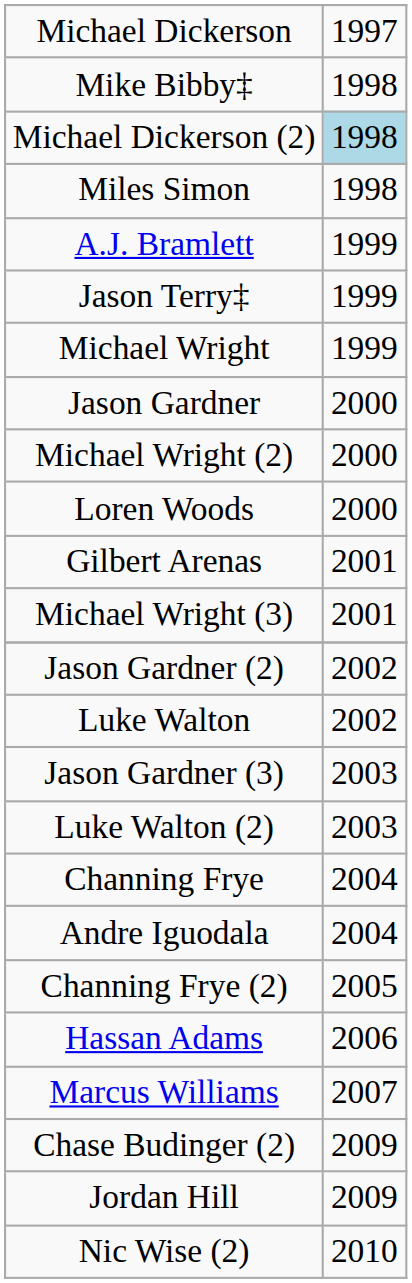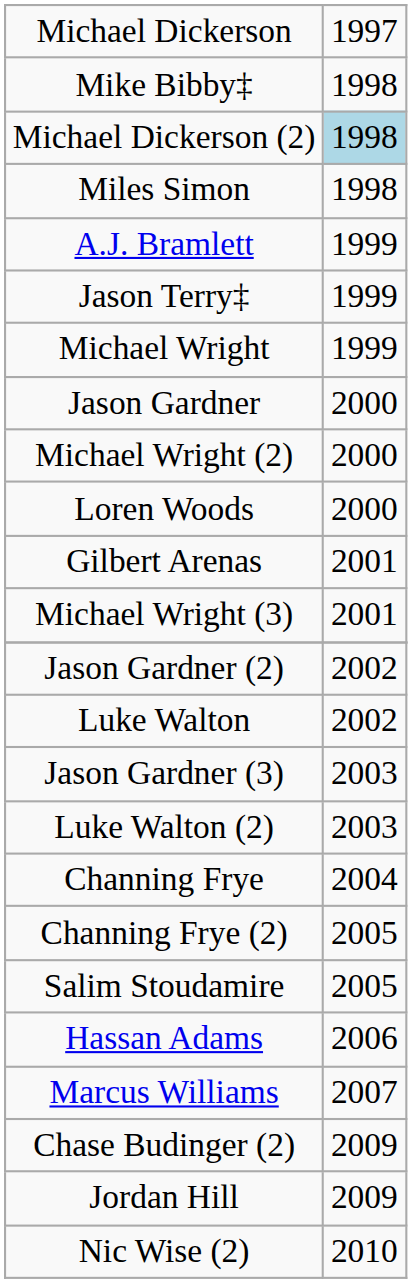- row: (164, 932)
+ row: (164, 985)
